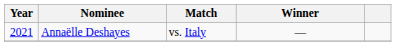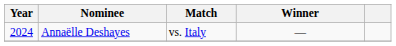(21, 31) 2021 -> (21, 31) 2024
